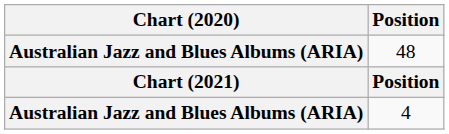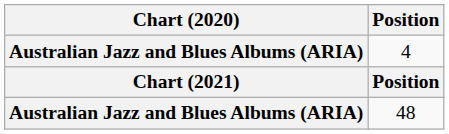rows swapped: (406, 112) <-> (406, 50)
